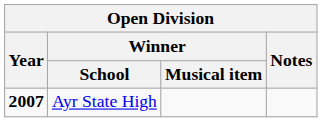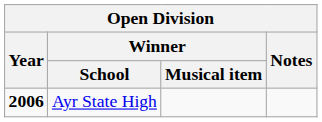(26, 102) 2007 -> (26, 102) 2006
